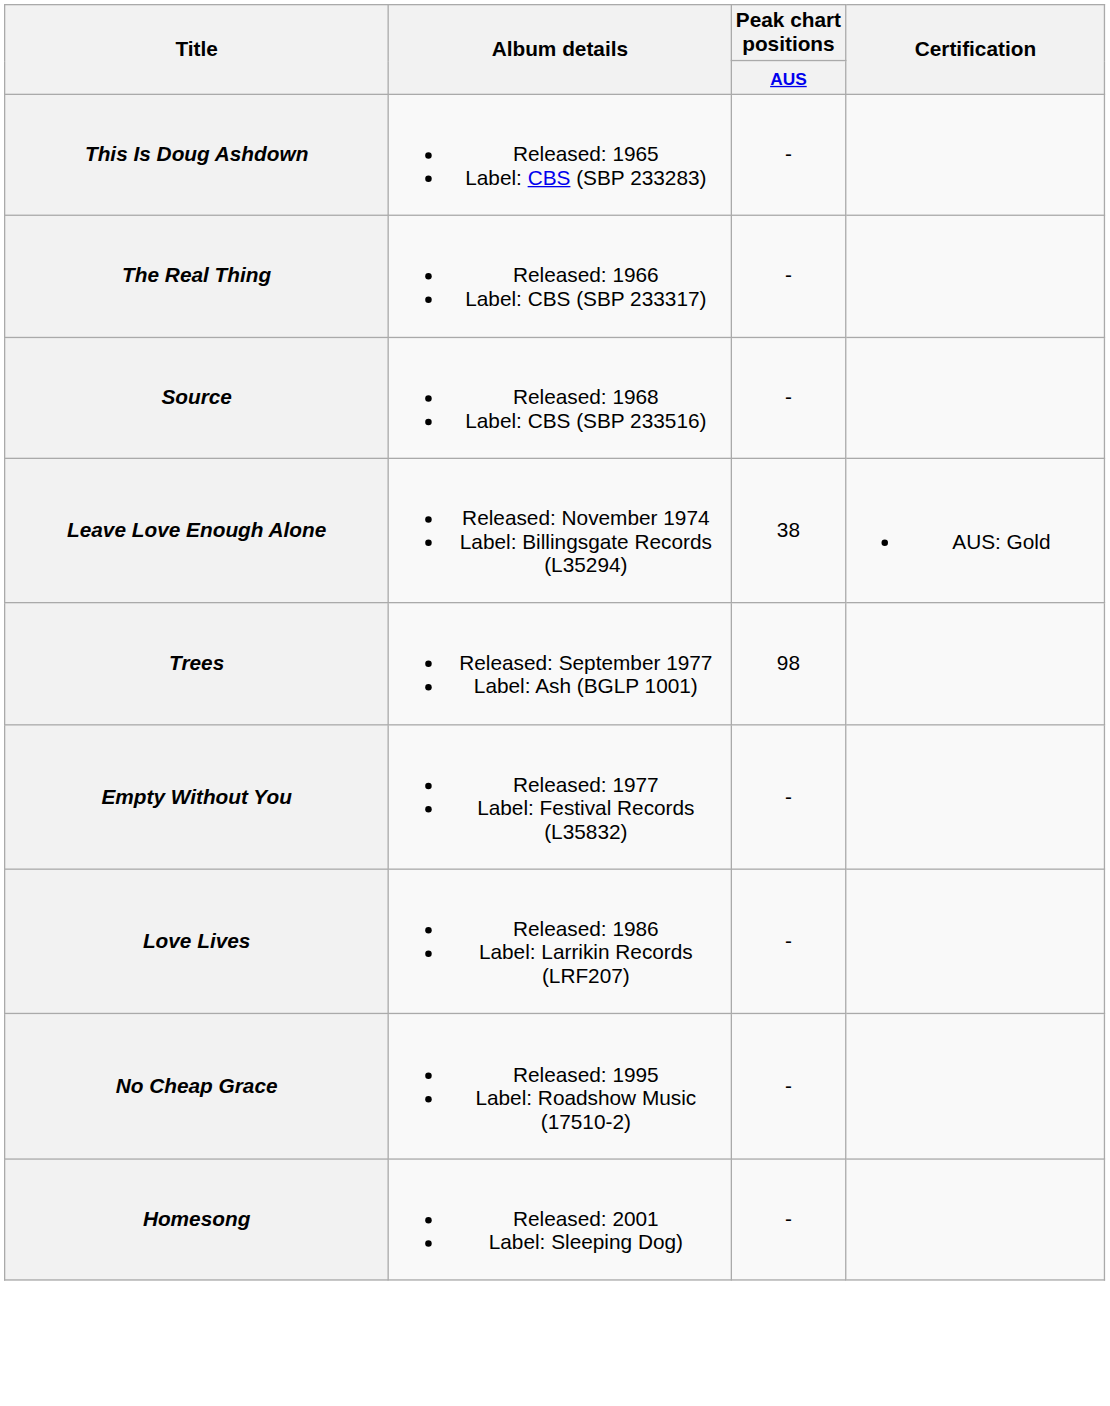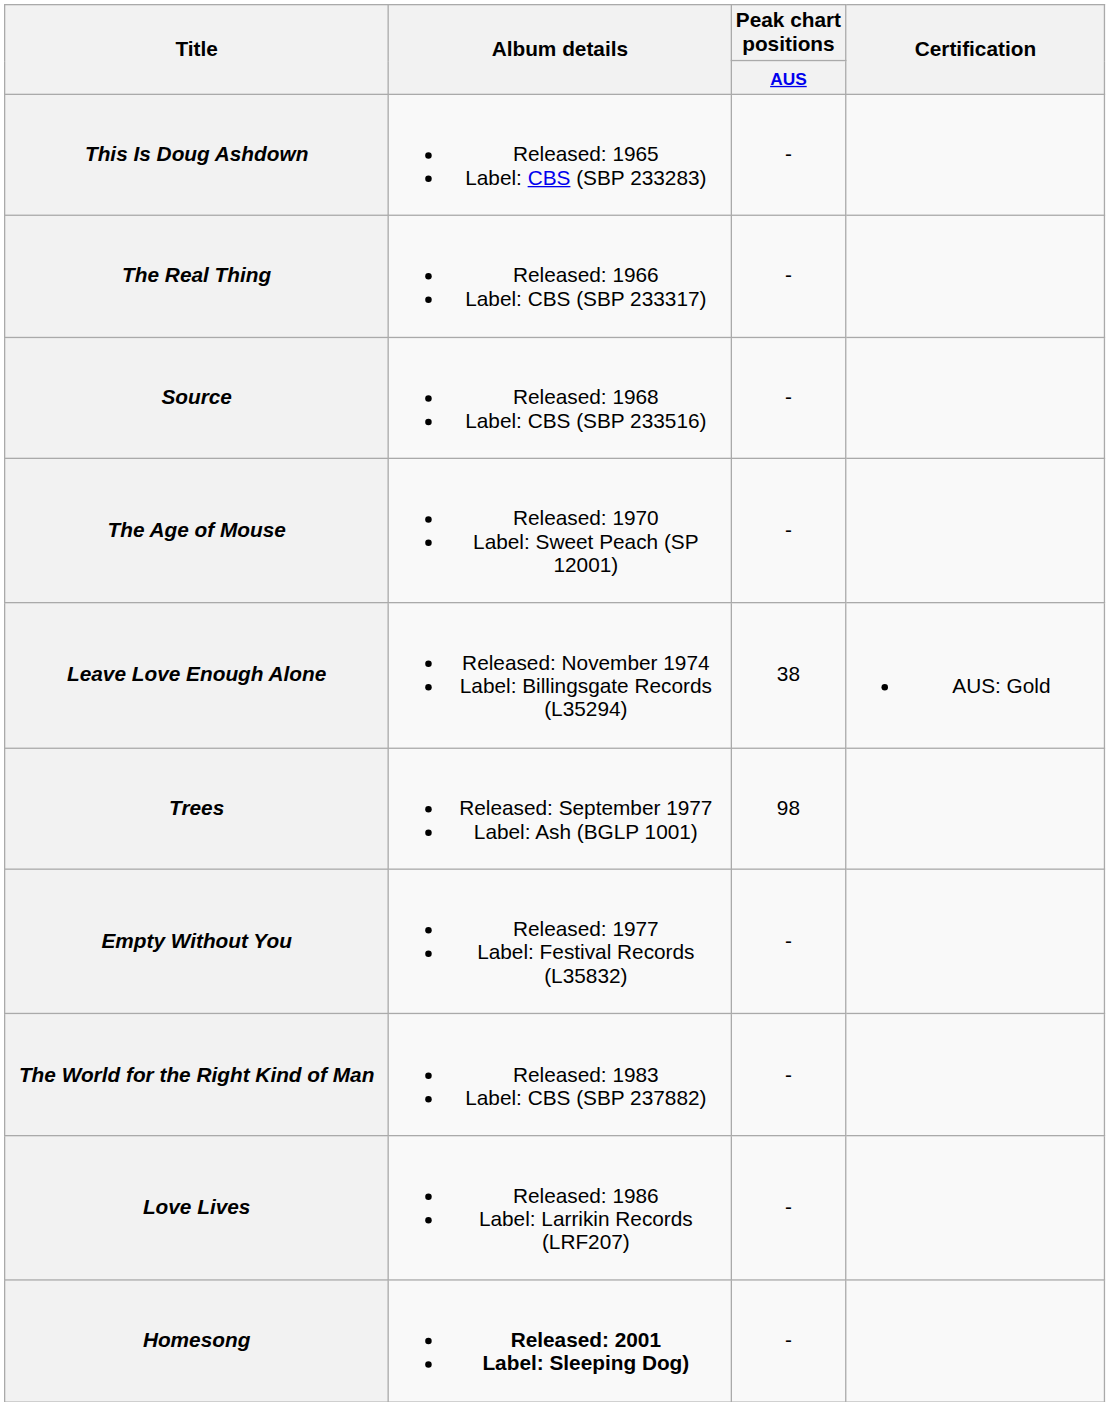+ row: (197, 530)
+ row: (197, 1074)
- row: (197, 1086)
(560, 1231) normal -> (560, 1353) bold
